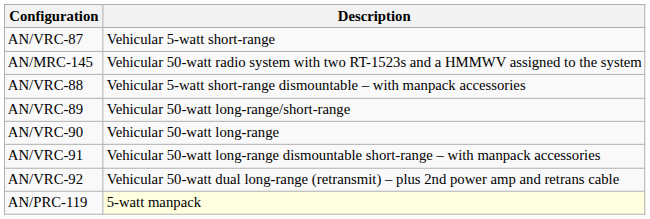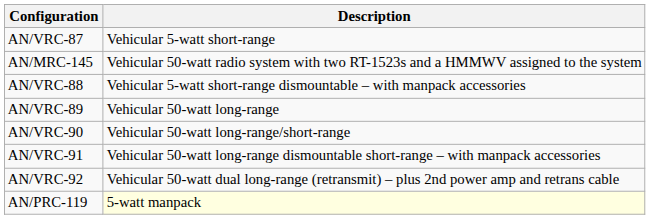(228, 109) Vehicular 50-watt long-range/short-range -> (193, 109) Vehicular 50-watt long-range
(193, 132) Vehicular 50-watt long-range -> (228, 132) Vehicular 50-watt long-range/short-range
